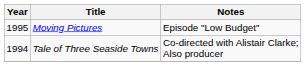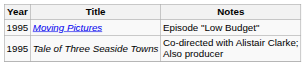(17, 48) 1994 -> (17, 48) 1995
